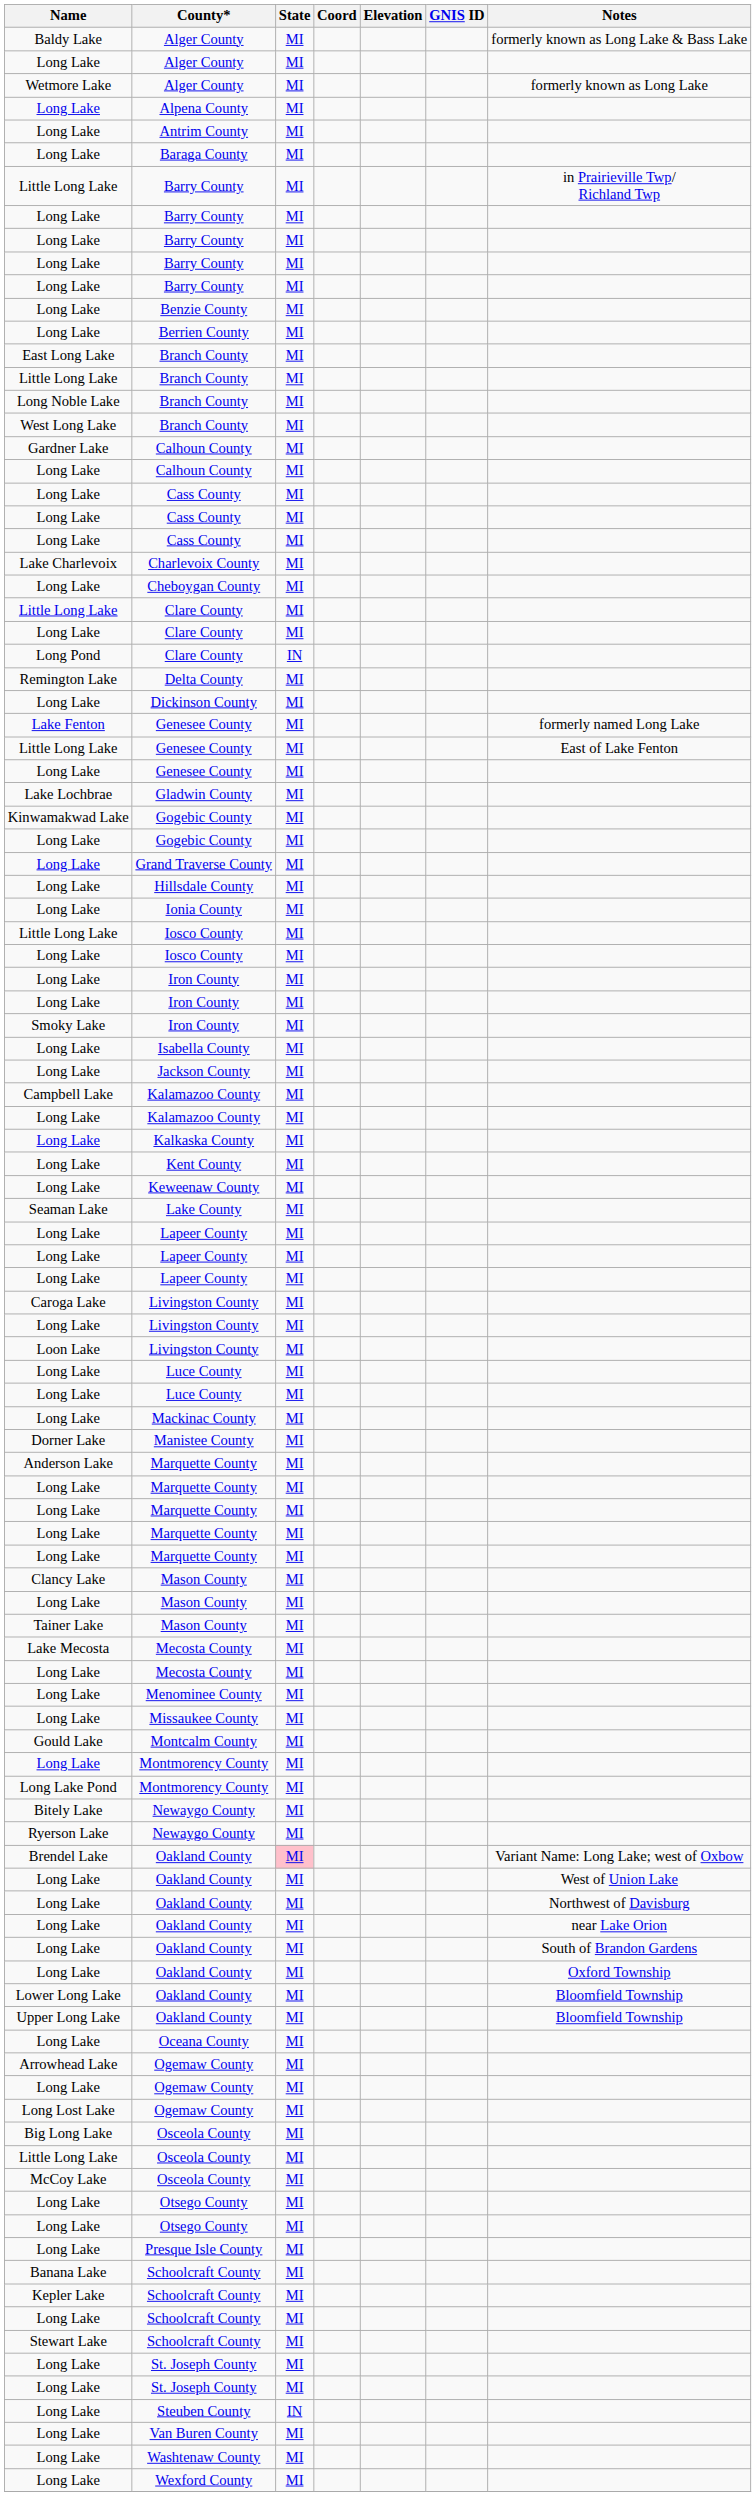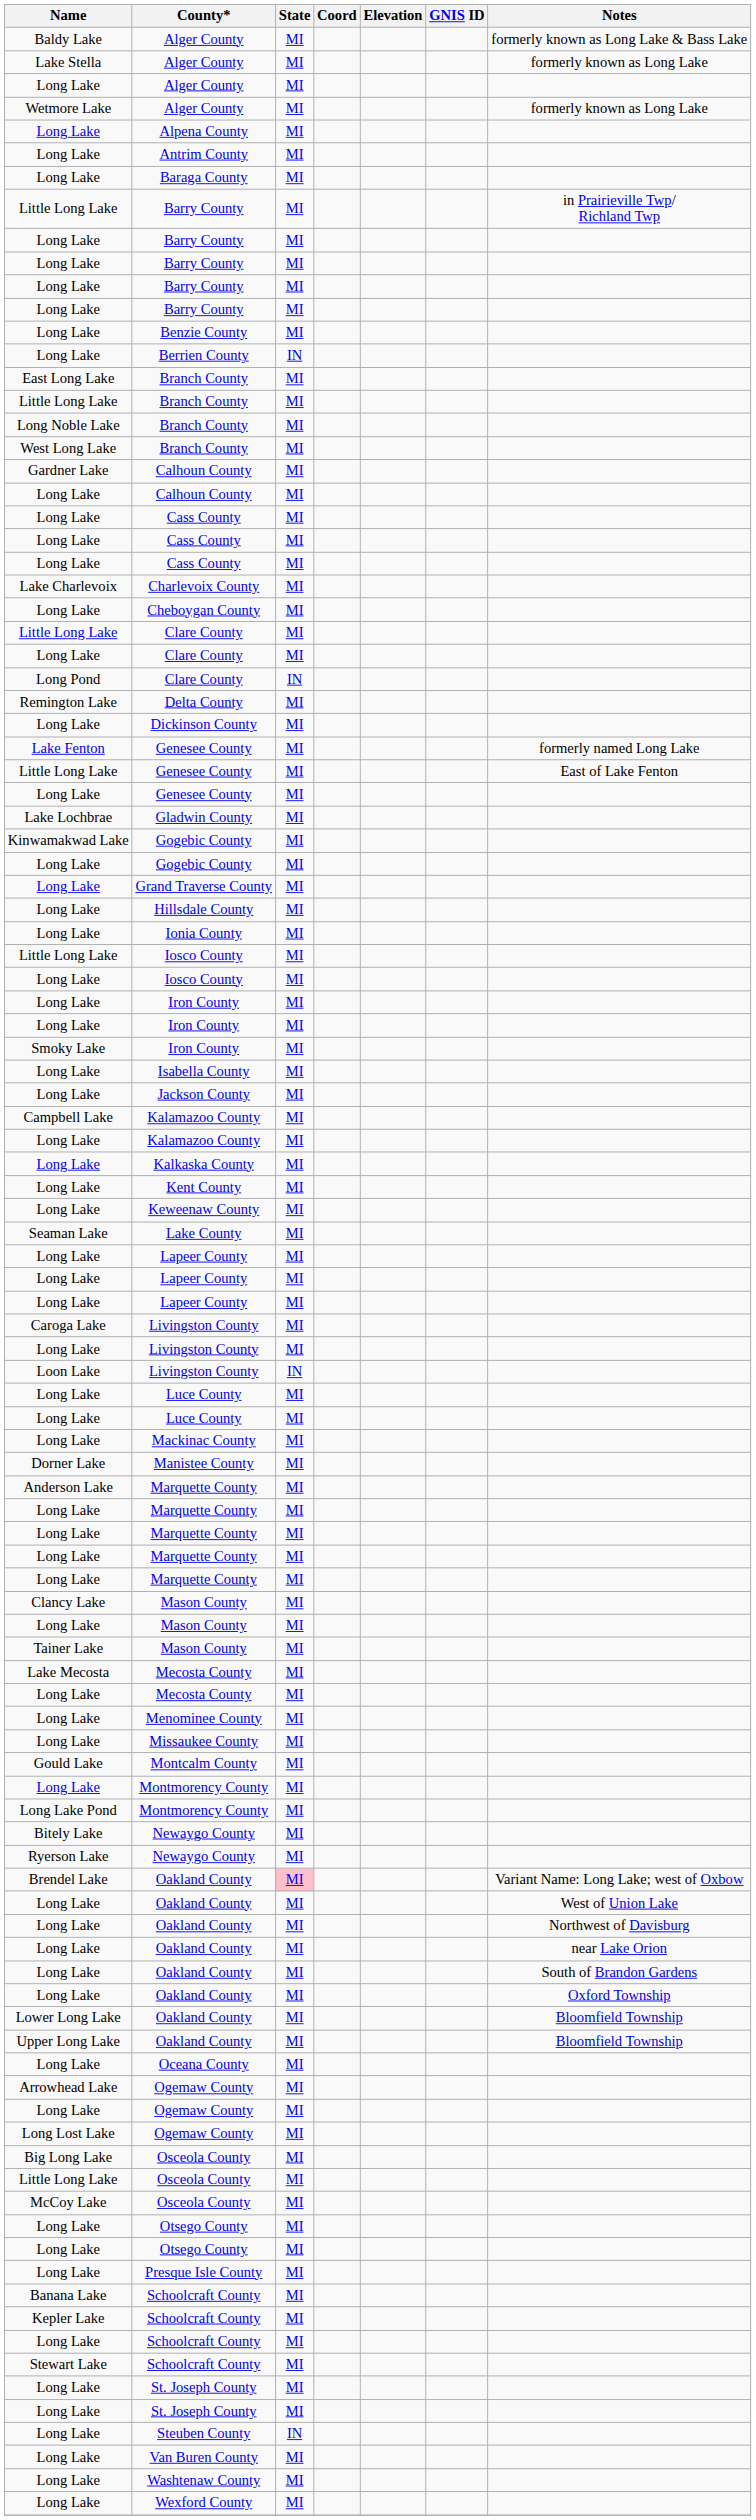+ row: (68, 62)
(295, 332) MI -> (295, 355) IN
(295, 1348) MI -> (295, 1371) IN
